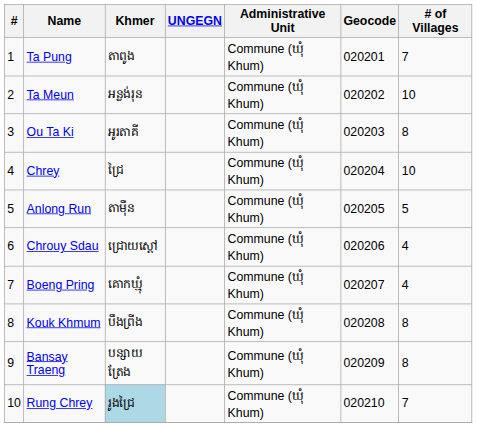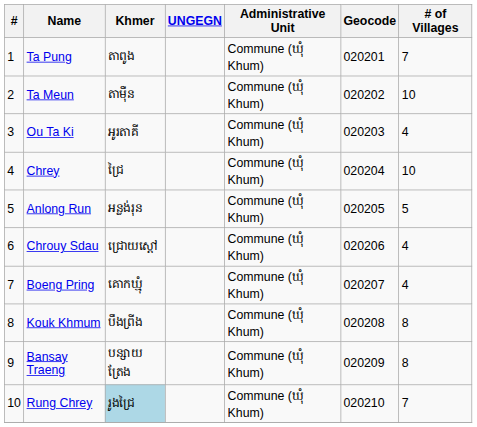(125, 94) អន្លង់រុន -> (121, 94) តាម៉ឺន
(405, 132) 8 -> (405, 132) 4
(121, 208) តាម៉ឺន -> (125, 208) អន្លង់រុន
